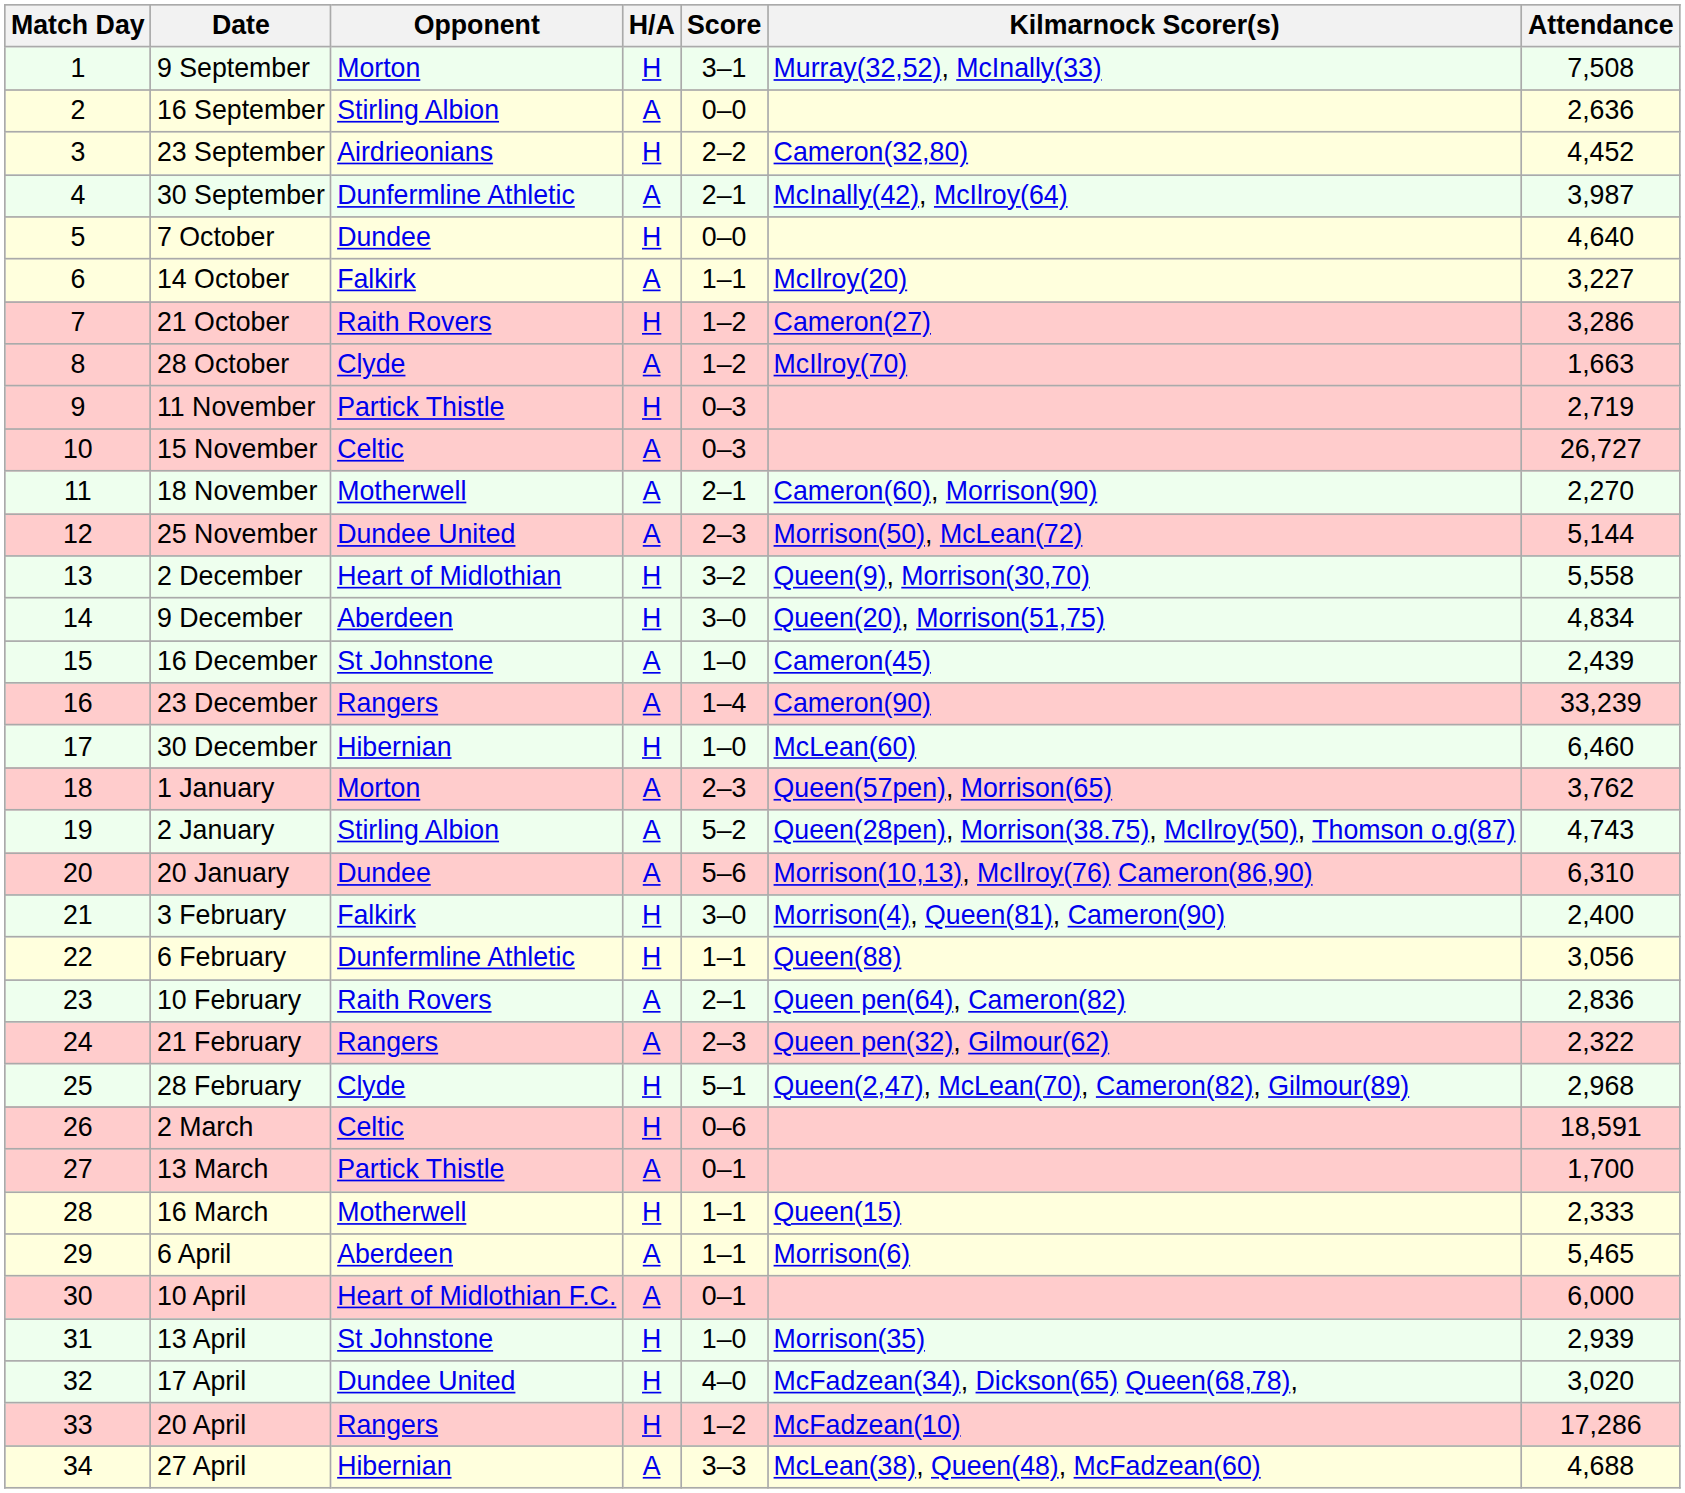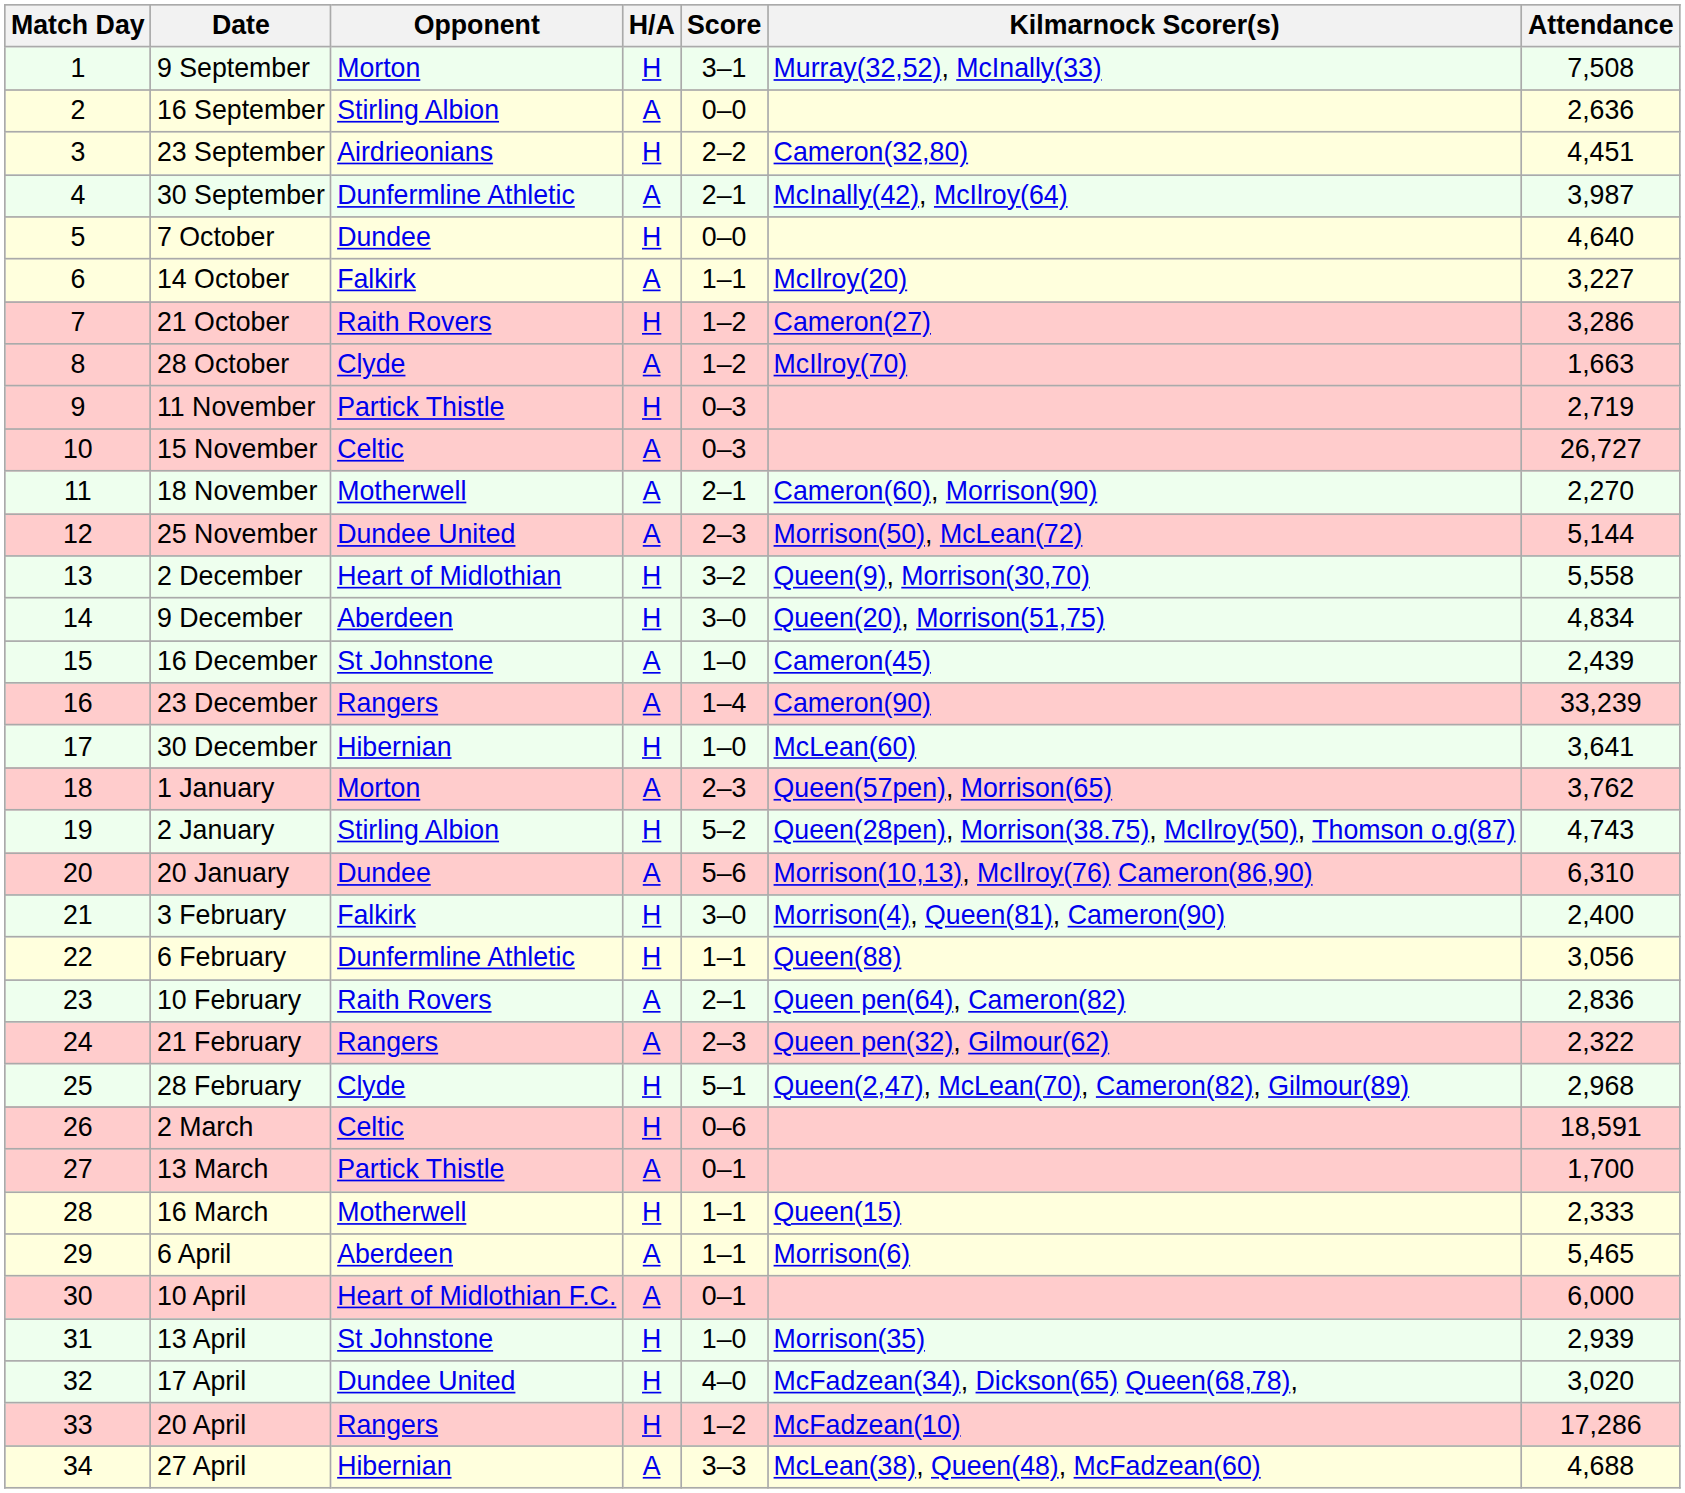(1601, 152) 4,452 -> (1601, 152) 4,451
(1601, 746) 6,460 -> (1601, 746) 3,641
(652, 830) A -> (652, 830) H
